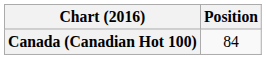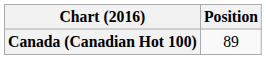(231, 41) 84 -> (231, 41) 89
